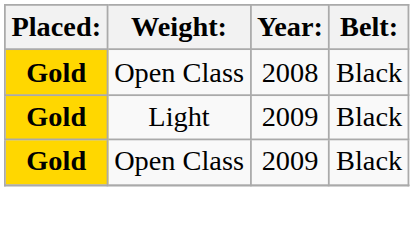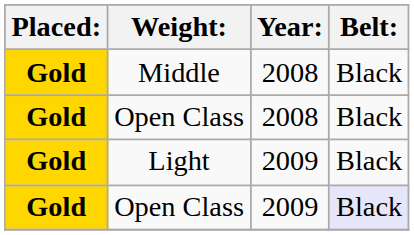+ row: (179, 71)
(369, 161) no background -> (369, 206) lavender background
